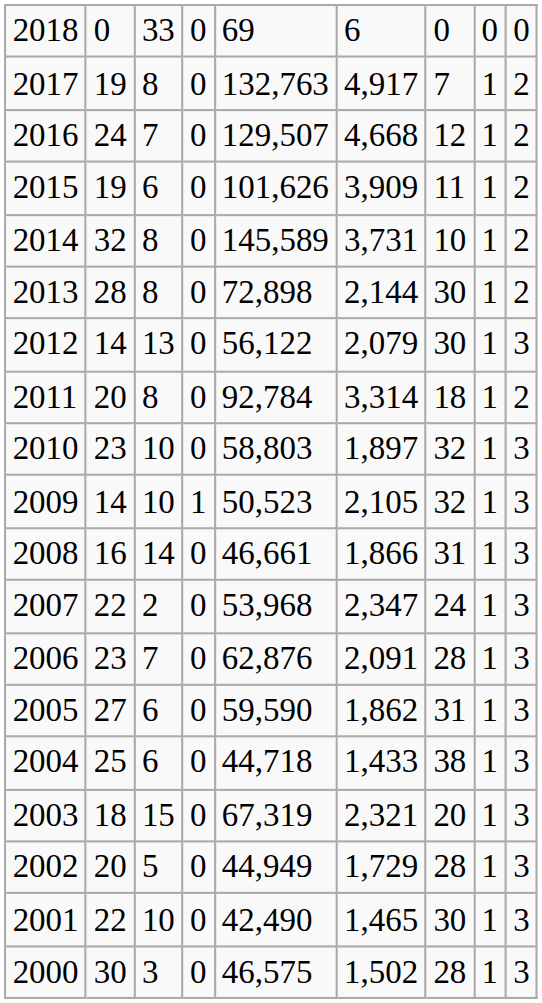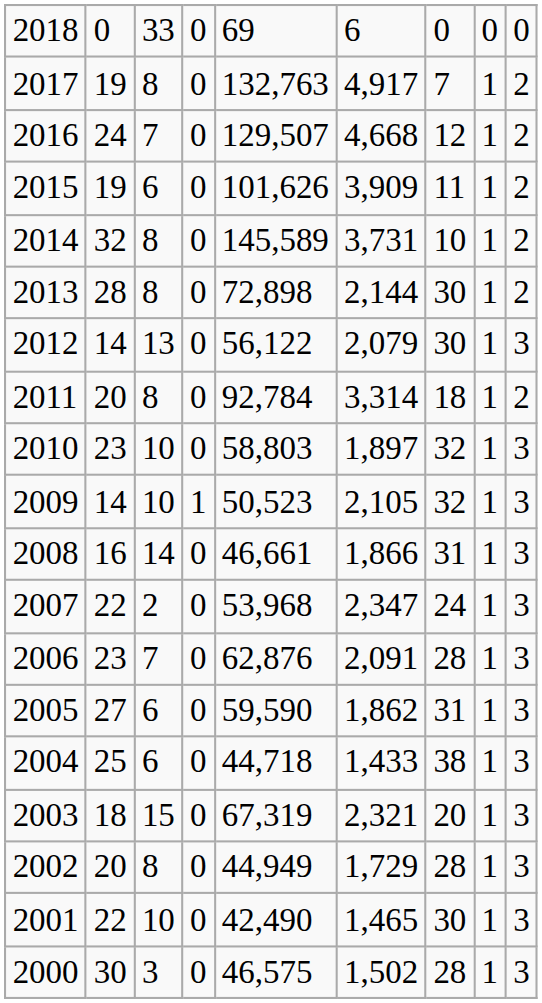(150, 866) 5 -> (150, 866) 8
